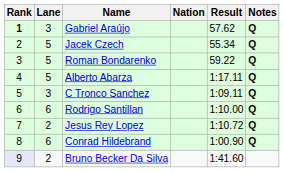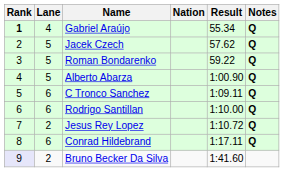(48, 28) 3 -> (48, 28) 4
(222, 28) 57.62 -> (222, 28) 55.34
(222, 45) 55.34 -> (222, 45) 57.62
(226, 77) 1:17.11 -> (226, 77) 1:00.90
(48, 93) 3 -> (48, 93) 6
(226, 142) 1:00.90 -> (226, 142) 1:17.11
